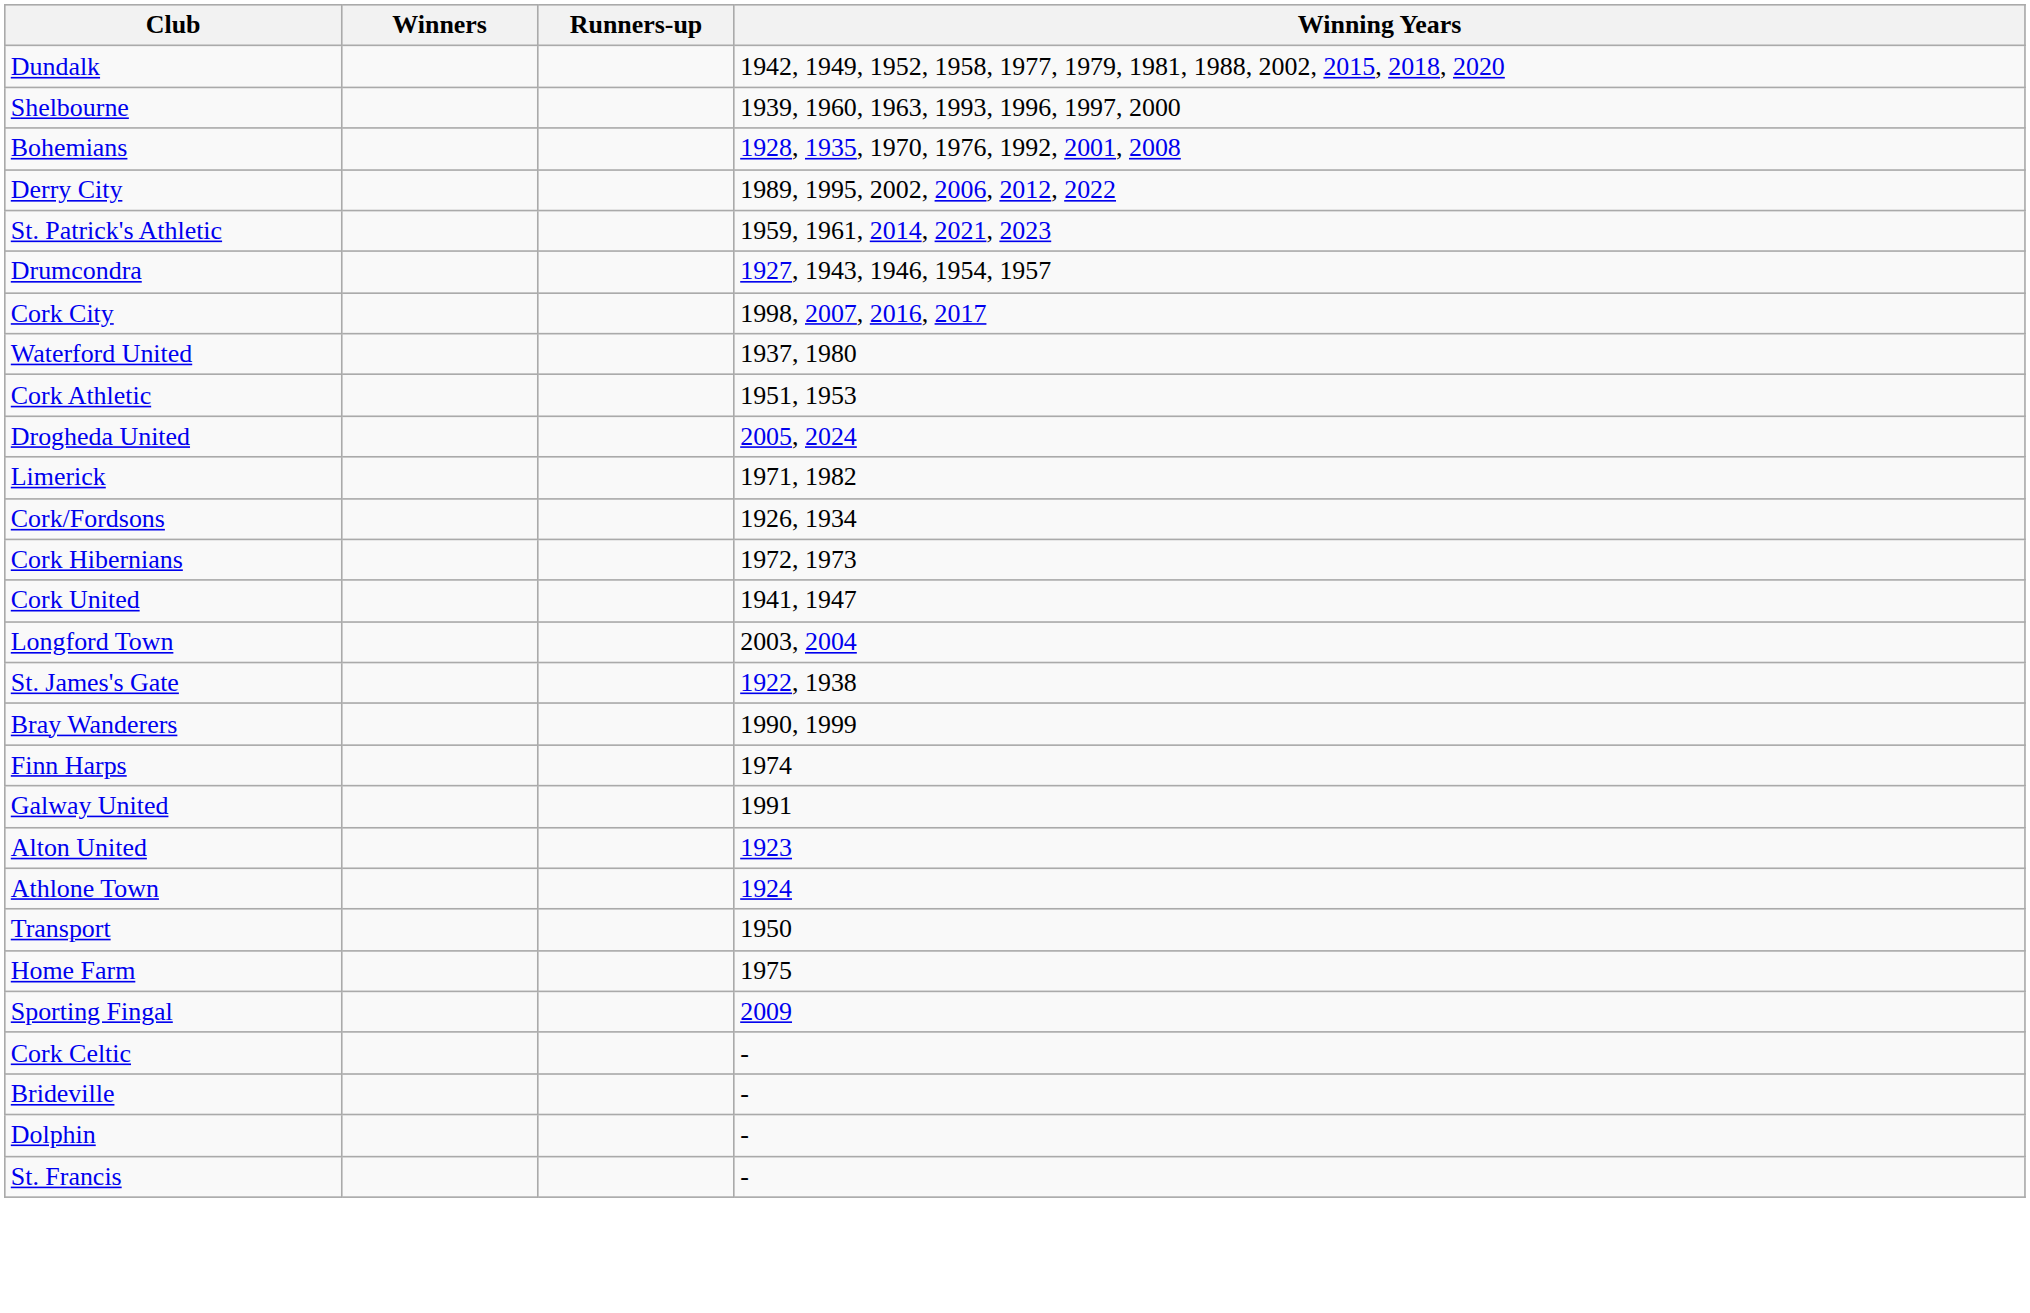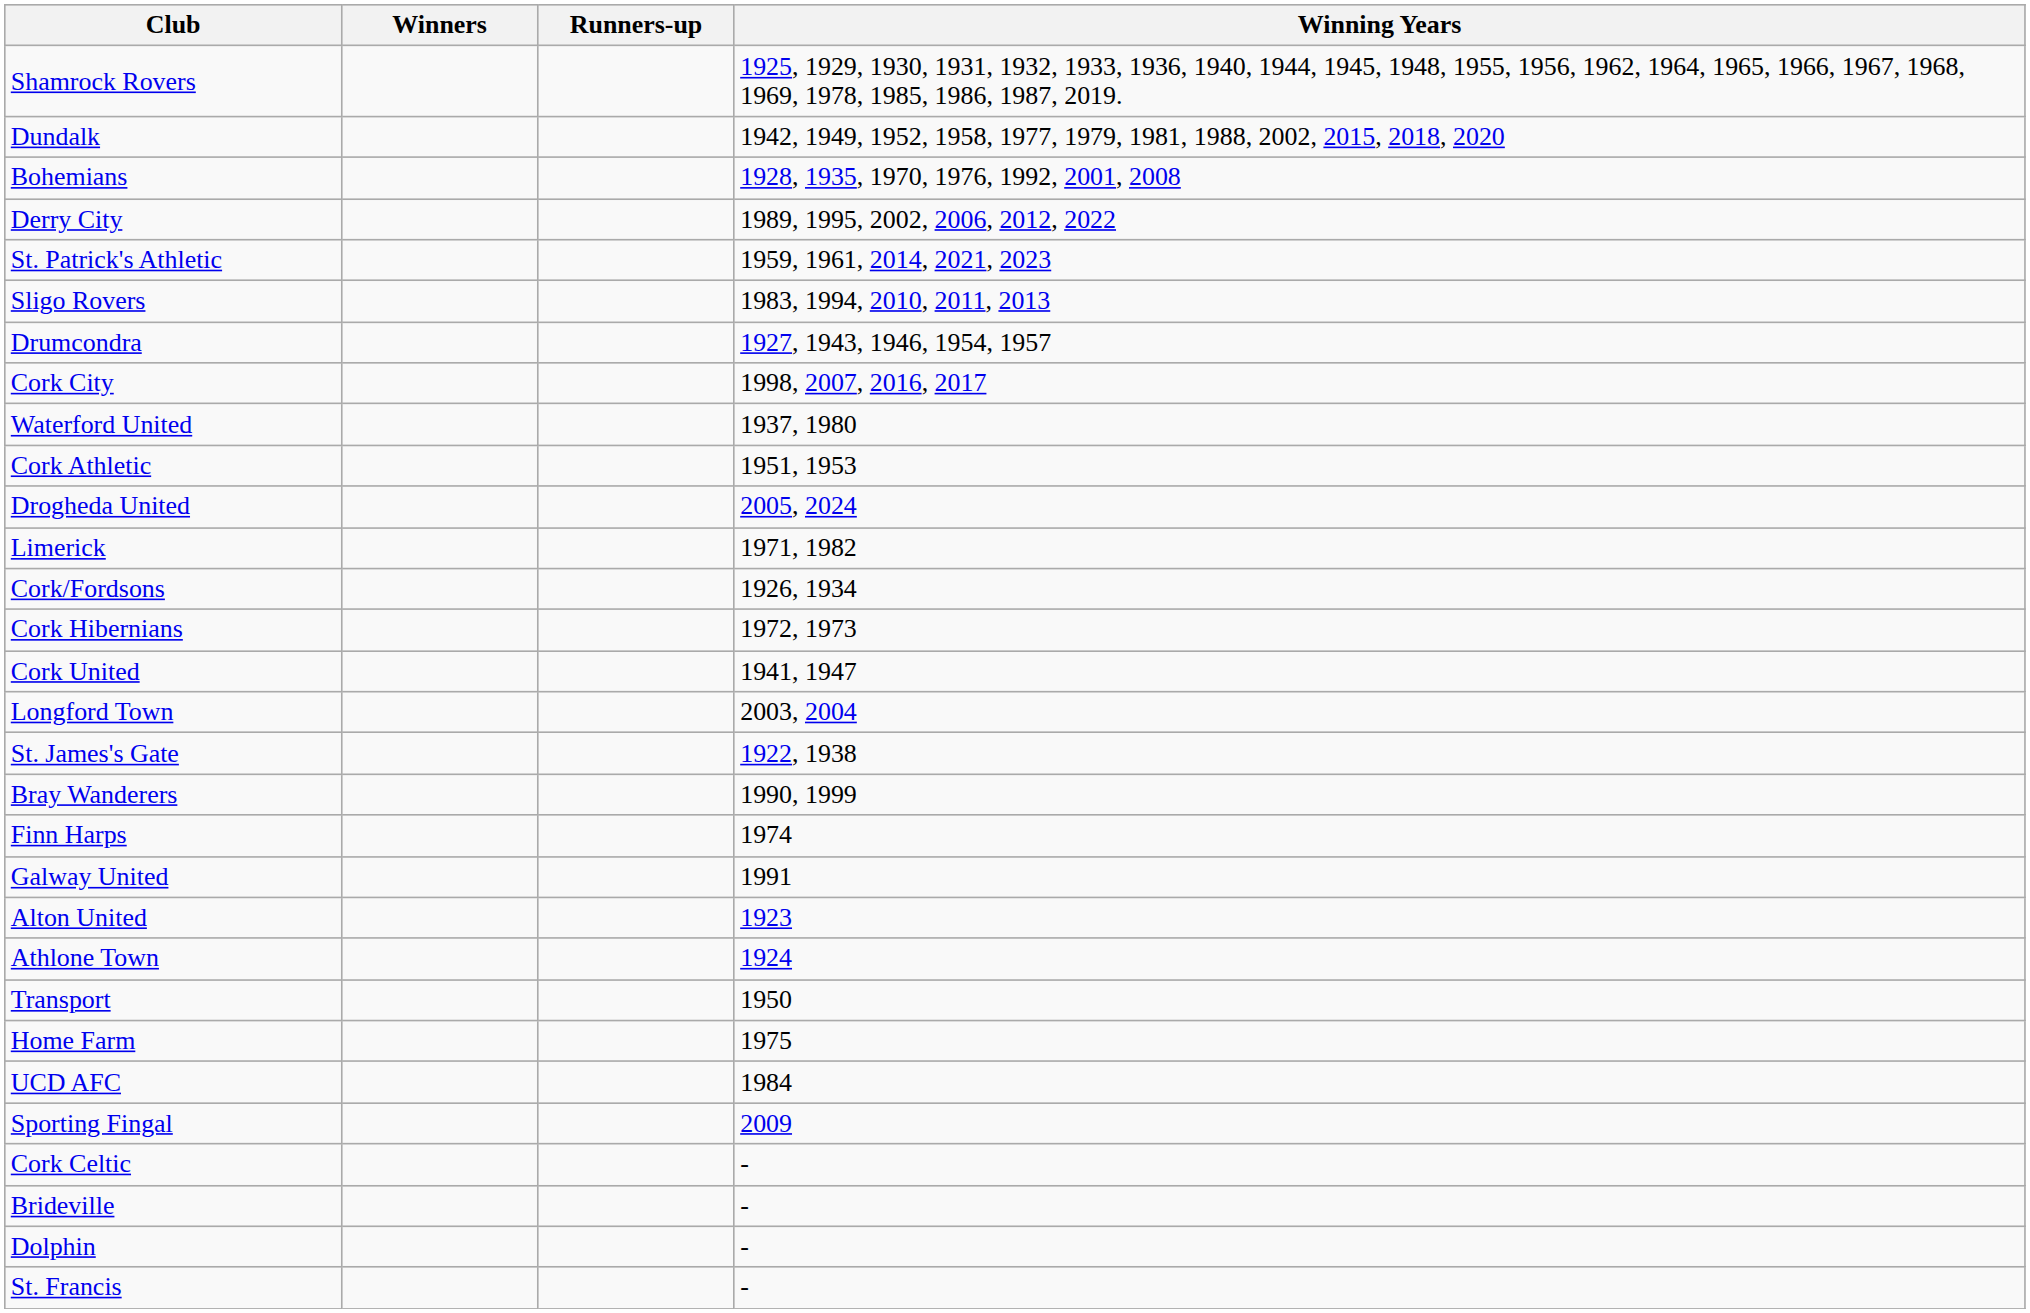+ row: (103, 80)
- row: (70, 107)
+ row: (78, 300)
+ row: (66, 1081)
